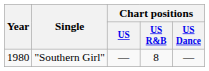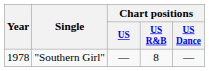(18, 57) 1980 -> (18, 57) 1978
